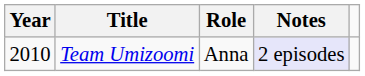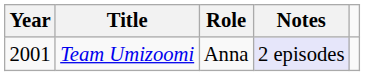(30, 53) 2010 -> (30, 53) 2001
